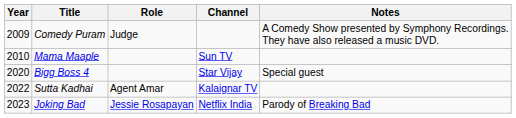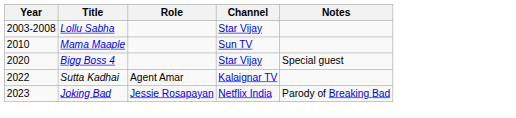+ row: (87, 28)
- row: (70, 34)
